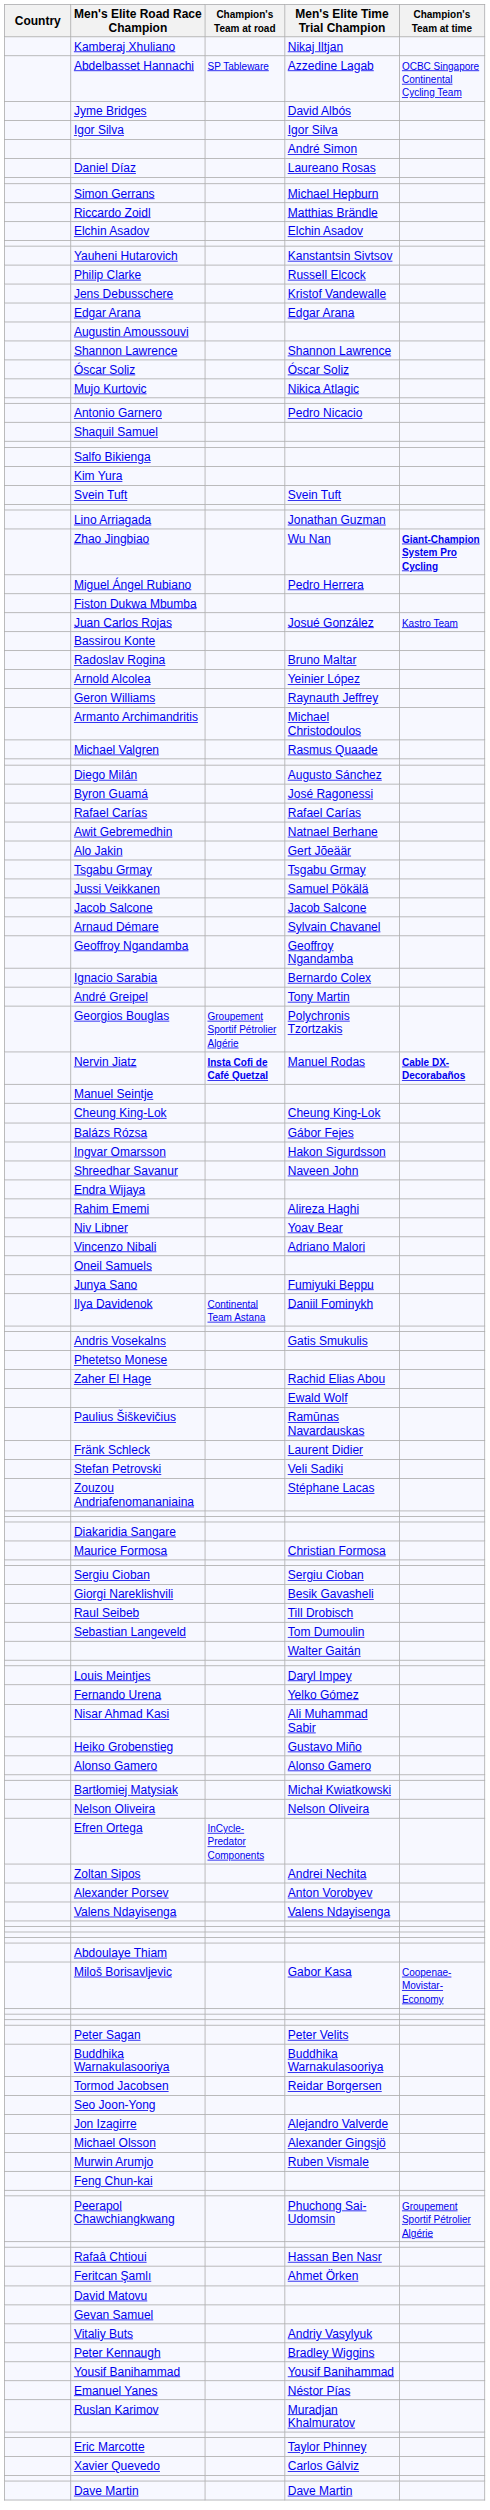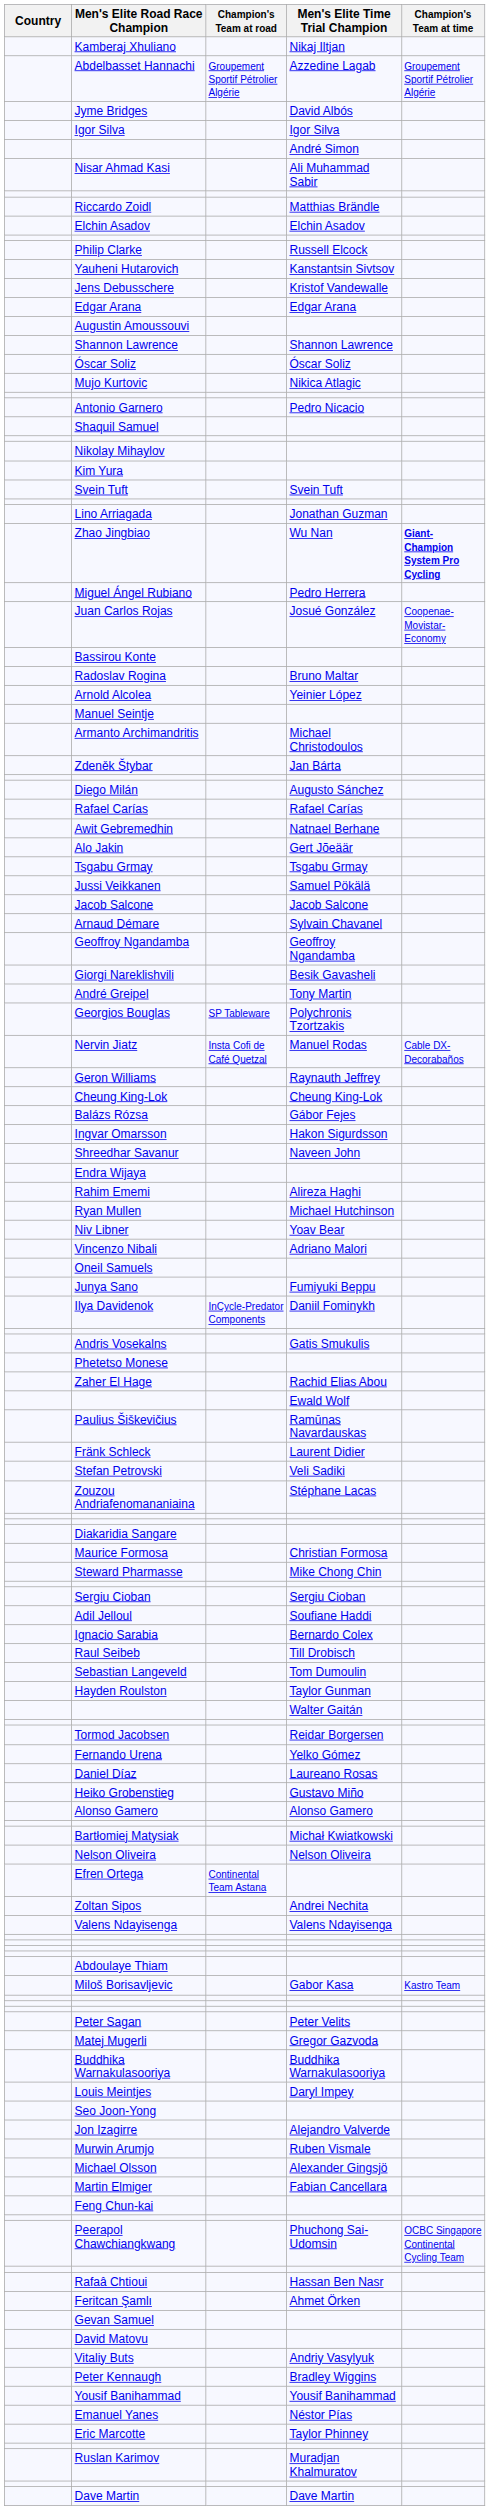(238, 67) SP Tableware -> (243, 80) Groupement Sportif Pétrolier Algérie
(441, 80) OCBC Singapore Continental Cycling Team -> (439, 80) Groupement Sportif Pétrolier Algérie
rows swapped: (105, 168) <-> (122, 1714)
- row: (114, 193)
rows swapped: (108, 275) <-> (126, 256)
+ row: (120, 451)
- row: (112, 457)
- row: (135, 603)
(430, 624) Kastro Team -> (429, 626) Coopenae-Movistar-Economy
rows swapped: (114, 1094) <-> (115, 698)
+ row: (114, 766)
- row: (116, 750)
- row: (111, 793)
rows swapped: (124, 1594) <-> (116, 978)
(242, 1031) Groupement Sportif Pétrolier Algérie -> (239, 1014) SP Tableware
(238, 1069) bold -> (238, 1053) normal
(434, 1069) bold -> (434, 1053) normal
+ row: (108, 1211)
(236, 1311) Continental Team Astana -> (246, 1314) InCycle-Predator Components
+ row: (129, 1572)
+ row: (103, 1615)
+ row: (121, 1691)
rows swapped: (121, 2086) <-> (112, 1676)
(236, 1842) InCycle-Predator Components -> (237, 1882) Continental Team Astana
- row: (121, 1893)
(427, 1987) Coopenae-Movistar-Economy -> (432, 1987) Kastro Team
+ row: (111, 2040)
rows swapped: (114, 2162) <-> (115, 2143)
+ row: (113, 2187)
(436, 2220) Groupement Sportif Pétrolier Algérie -> (443, 2245) OCBC Singapore Continental Cycling Team
rows swapped: (114, 2314) <-> (111, 2295)
rows swapped: (109, 2447) <-> (116, 2409)
- row: (117, 2466)
